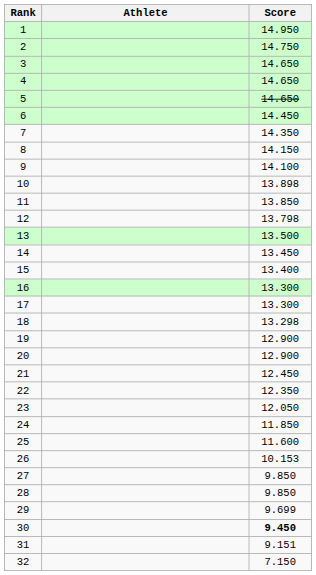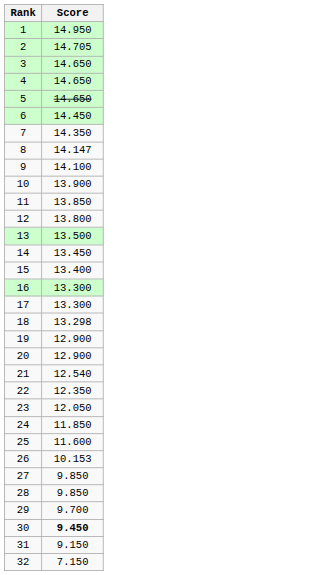- column: (146, 13)
(280, 47) 14.750 -> (73, 47) 14.705
(280, 150) 14.150 -> (73, 150) 14.147
(280, 185) 13.898 -> (73, 185) 13.900
(280, 219) 13.798 -> (73, 219) 13.800
(280, 373) 12.450 -> (73, 373) 12.540
(280, 511) 9.699 -> (73, 511) 9.700
(280, 545) 9.151 -> (73, 545) 9.150
